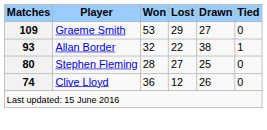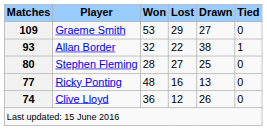+ row: (89, 82)
